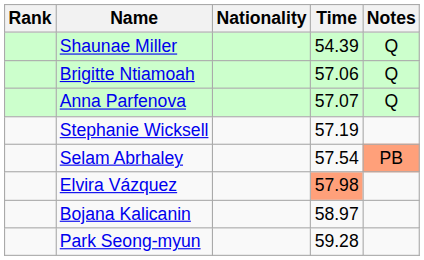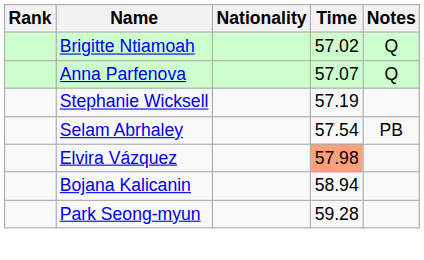- row: (118, 46)
(337, 74) 57.06 -> (337, 46) 57.02
(391, 158) lightsalmon background -> (391, 130) no background
(337, 213) 58.97 -> (337, 185) 58.94
